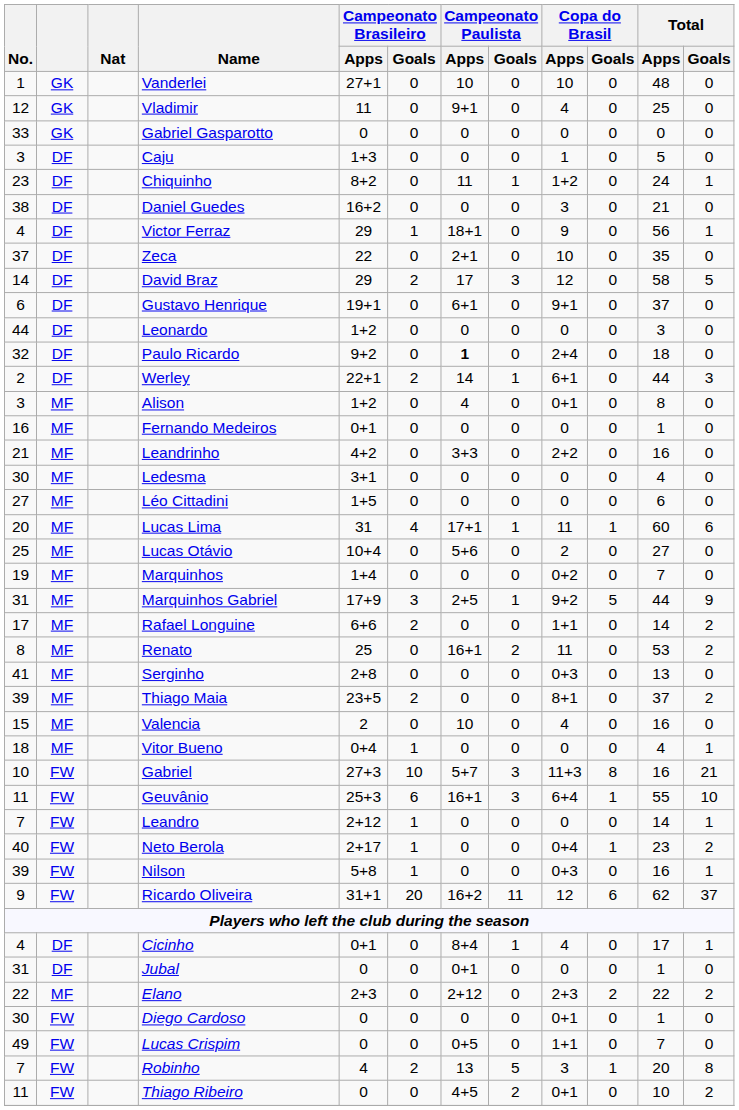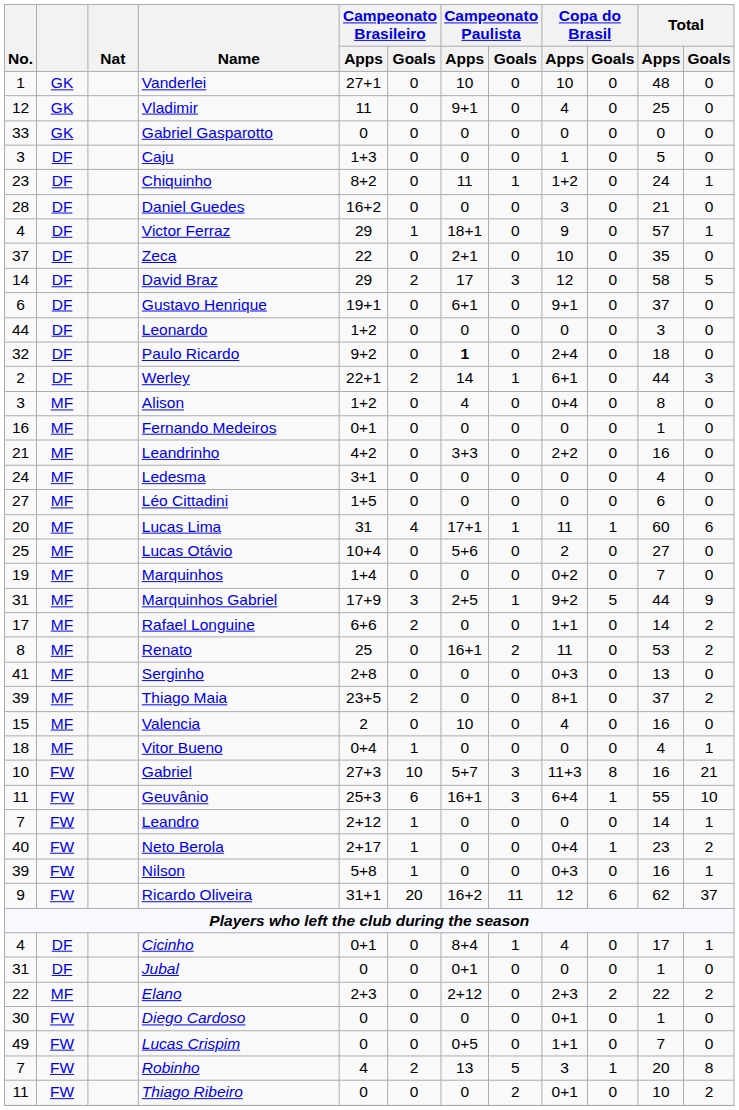(21, 206) 38 -> (21, 206) 28
(661, 231) 56 -> (661, 231) 57
(565, 403) 0+1 -> (565, 403) 0+4
(21, 477) 30 -> (21, 477) 24
(465, 1092) 4+5 -> (465, 1092) 0
